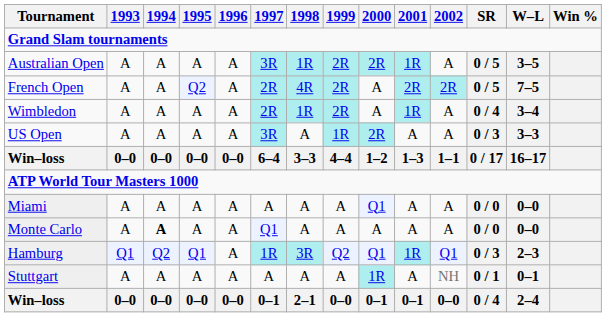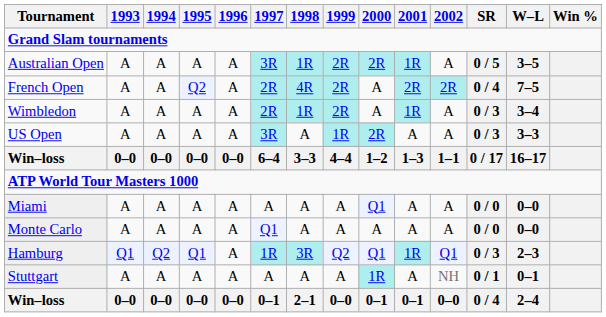(486, 86) 0 / 5 -> (486, 86) 0 / 4
(486, 110) 0 / 4 -> (486, 110) 0 / 3
(161, 228) bold -> (161, 228) normal
